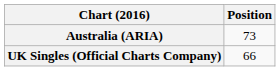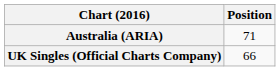(250, 35) 73 -> (250, 35) 71
